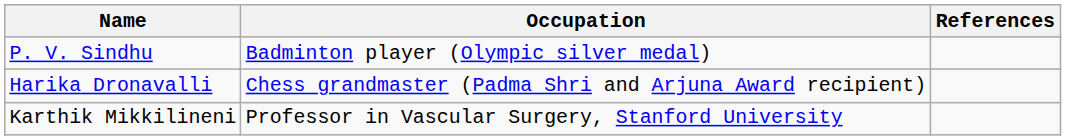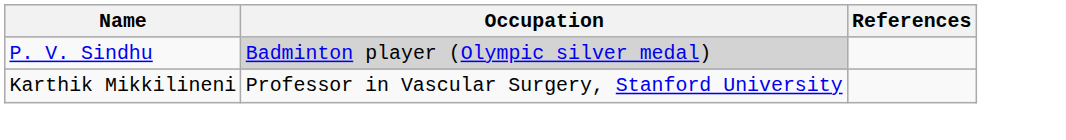(479, 53) no background -> (479, 53) lightgrey background
- row: (111, 86)
